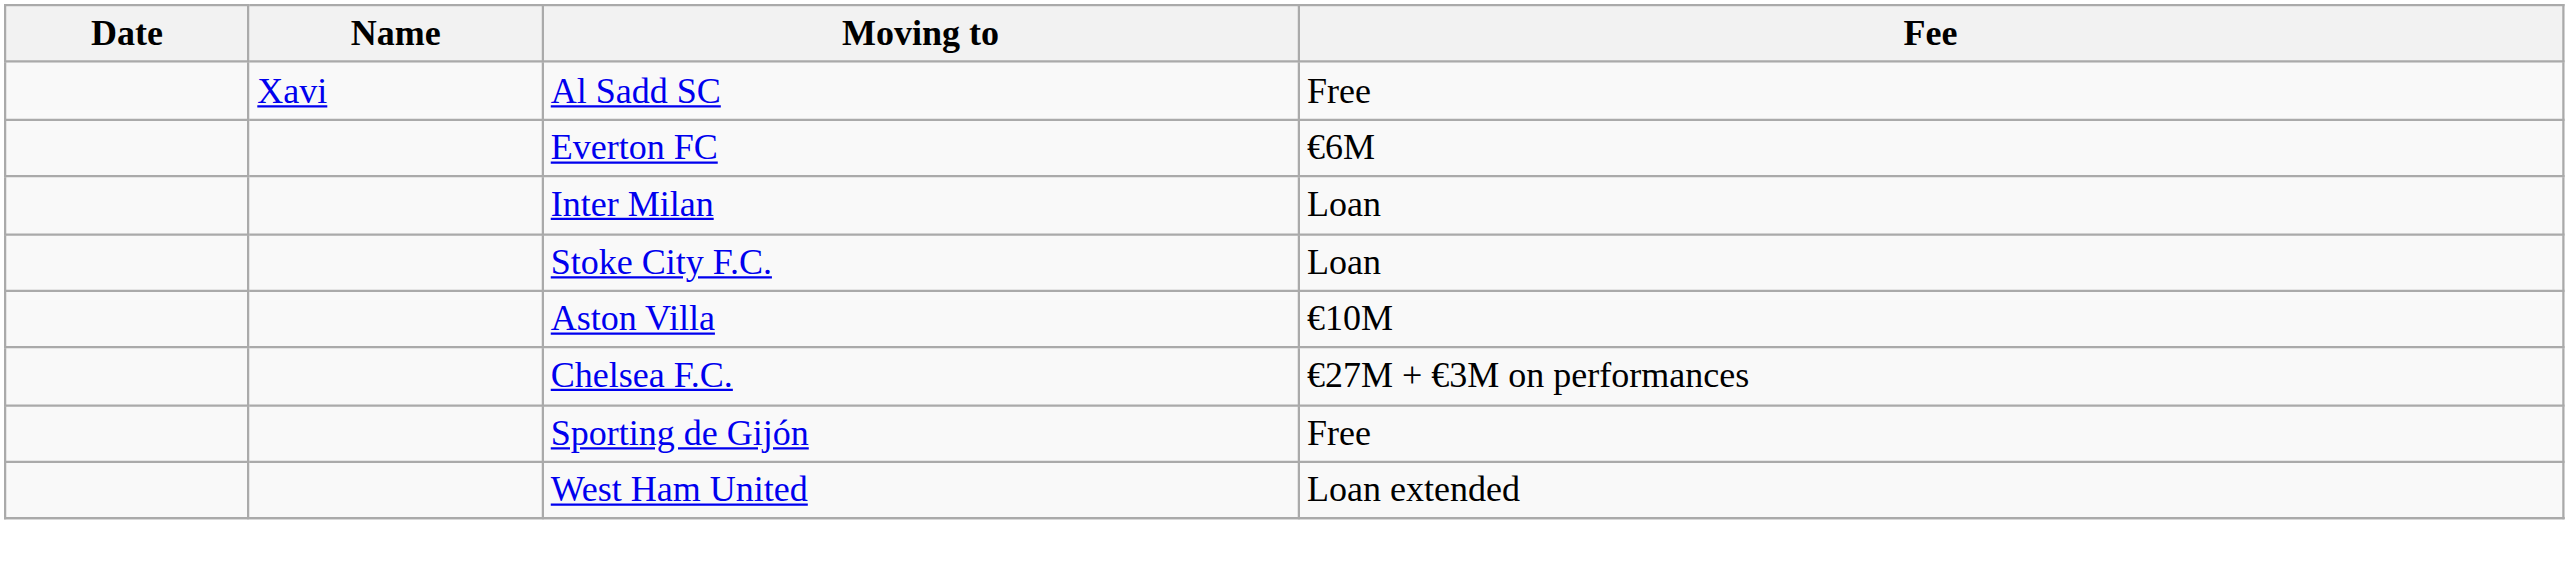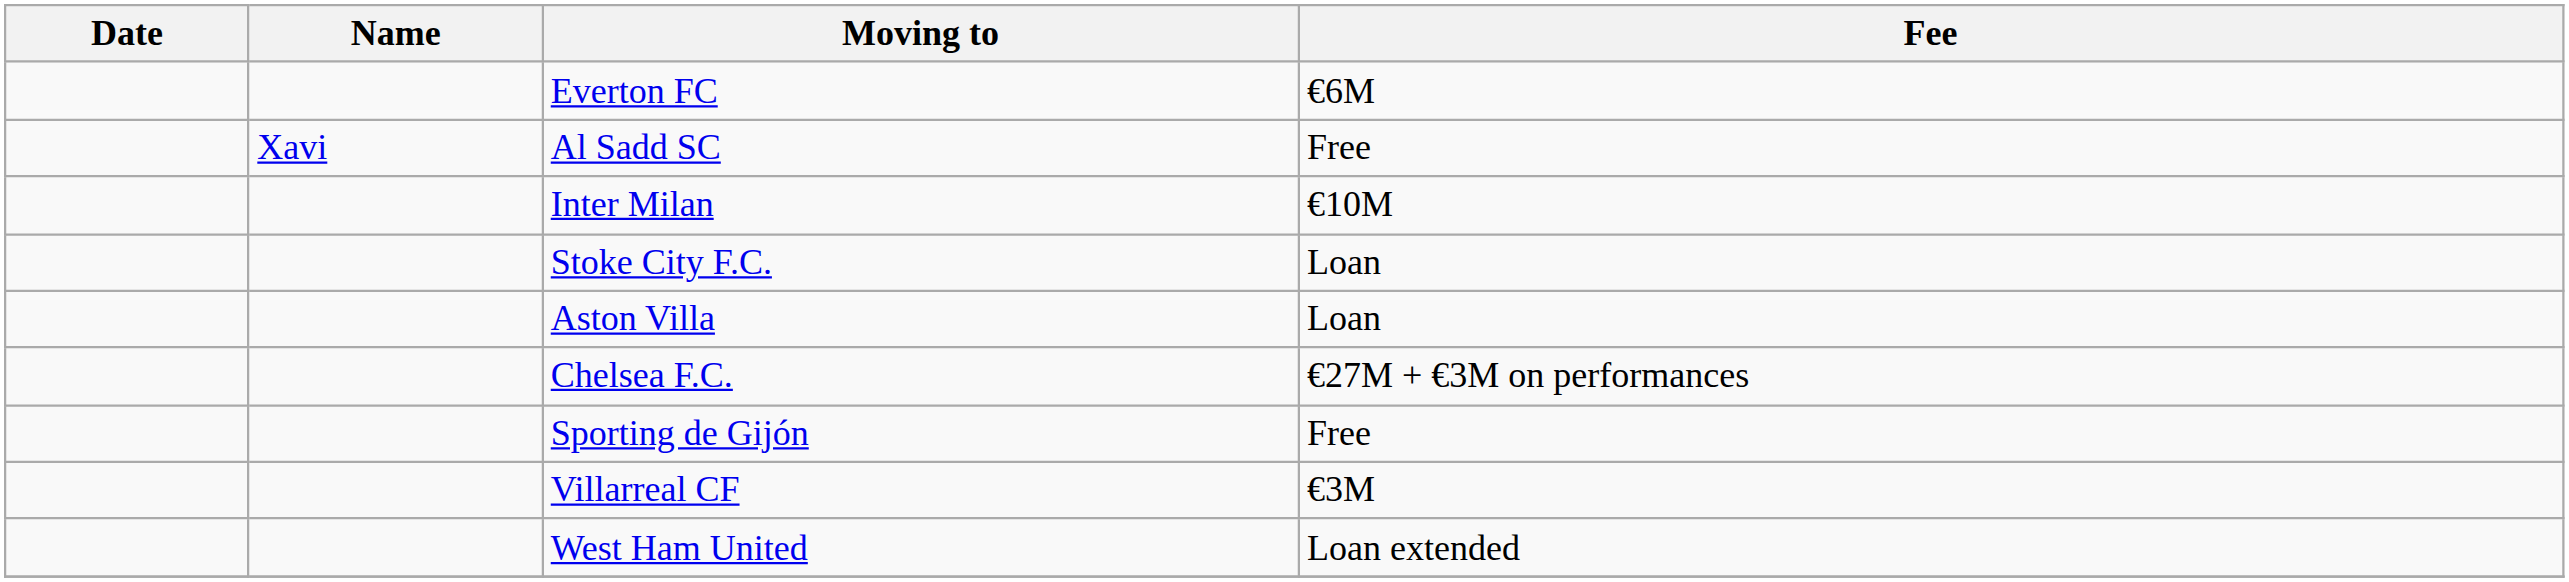rows swapped: (636, 90) <-> (634, 147)
(1344, 204) Loan -> (1350, 204) €10M
(1350, 318) €10M -> (1344, 318) Loan
+ row: (645, 489)
